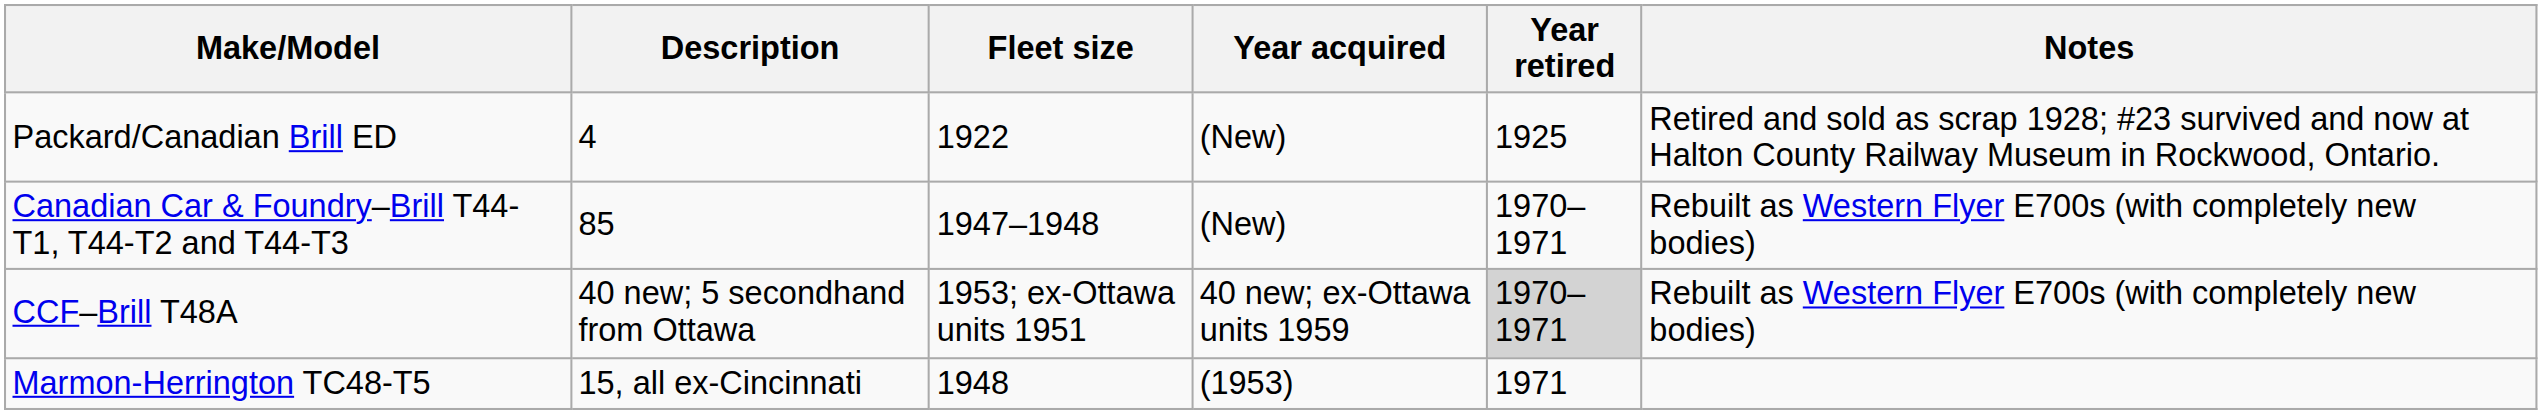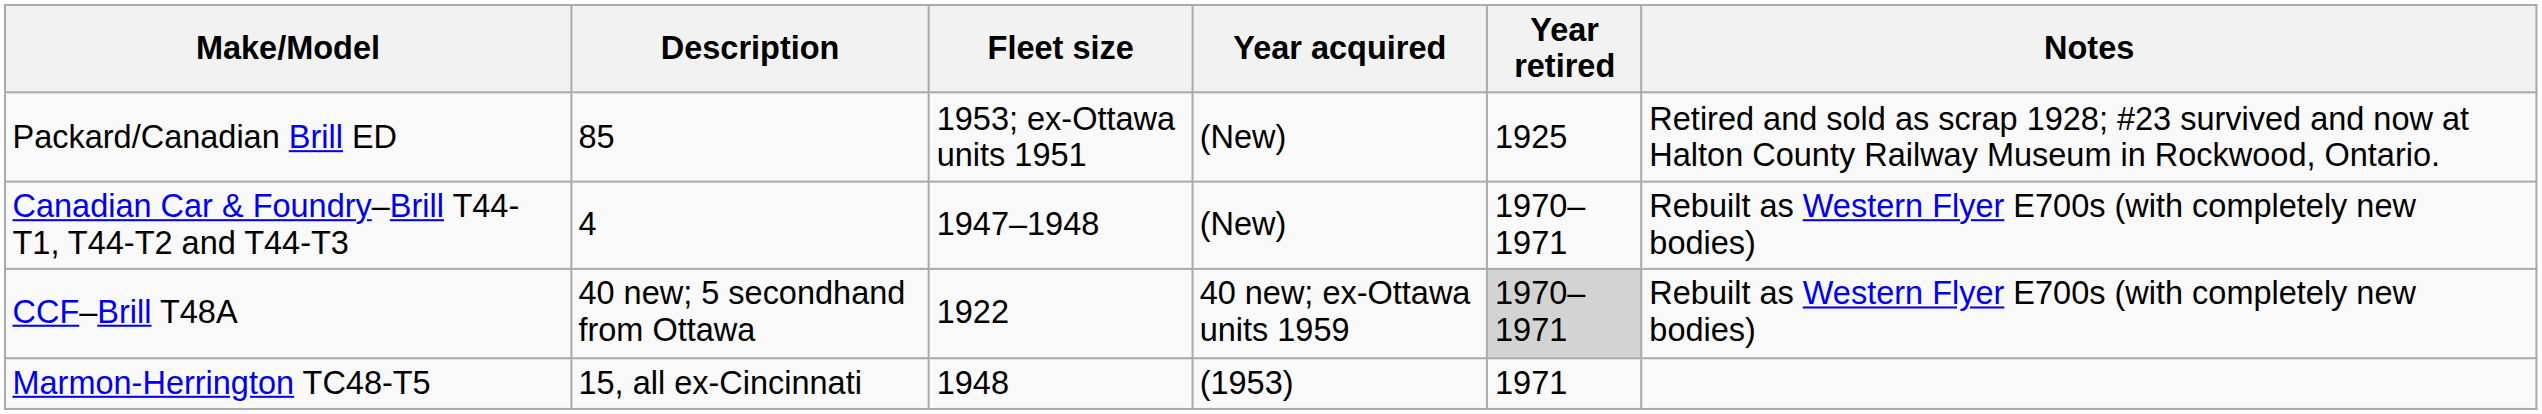(587, 136) 4 -> (597, 136) 85
(973, 136) 1922 -> (1056, 136) 1953; ex-Ottawa units 1951
(597, 224) 85 -> (587, 224) 4
(1056, 312) 1953; ex-Ottawa units 1951 -> (973, 312) 1922
